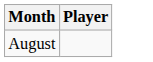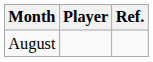+ column: (130, 17)
